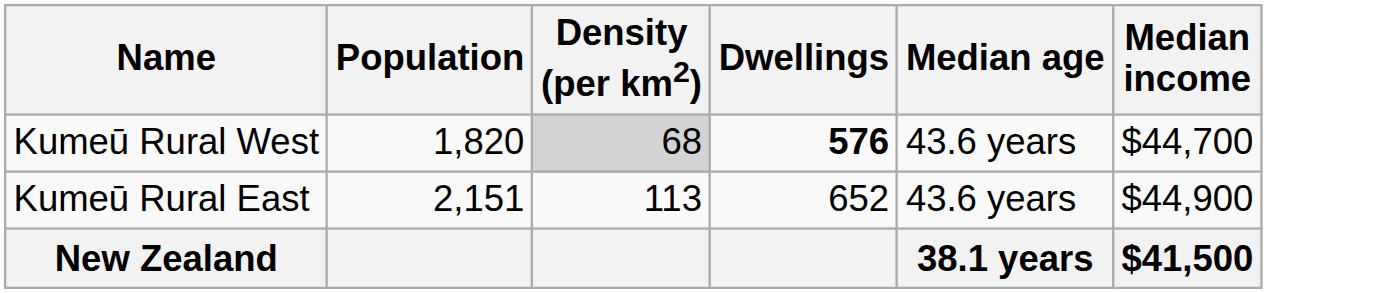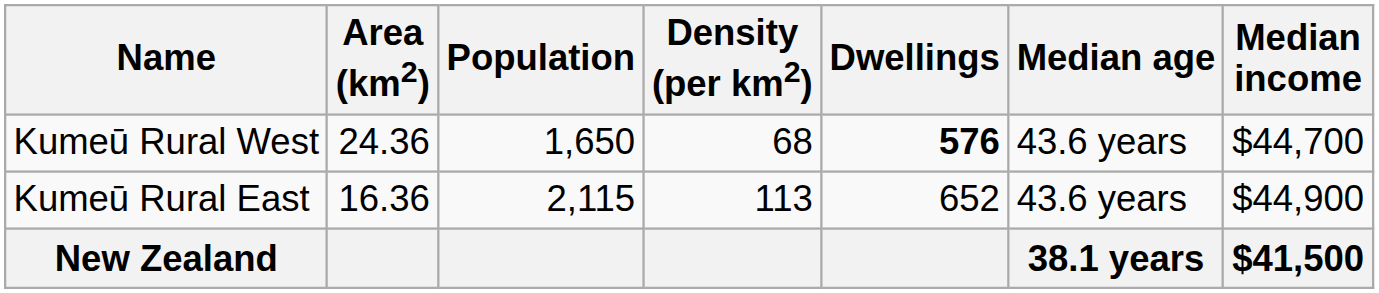+ column: (383, 58)
(479, 142) 1,820 -> (589, 142) 1,650
(682, 142) lightgrey background -> (792, 142) no background
(479, 200) 2,151 -> (591, 200) 2,115
